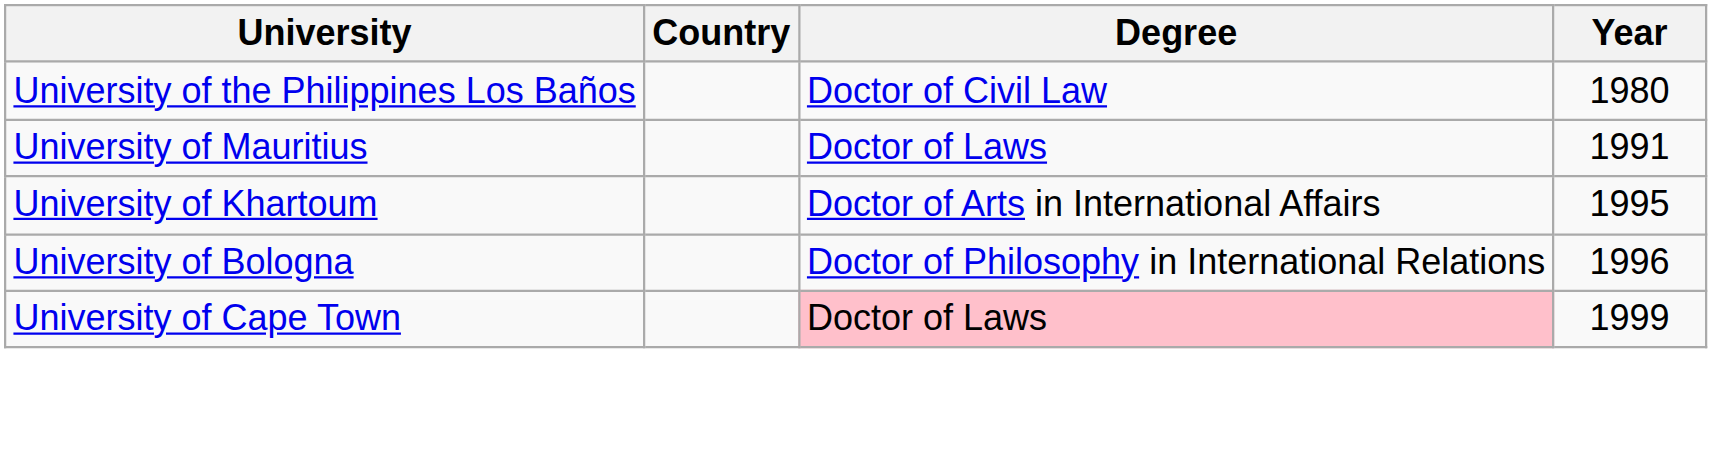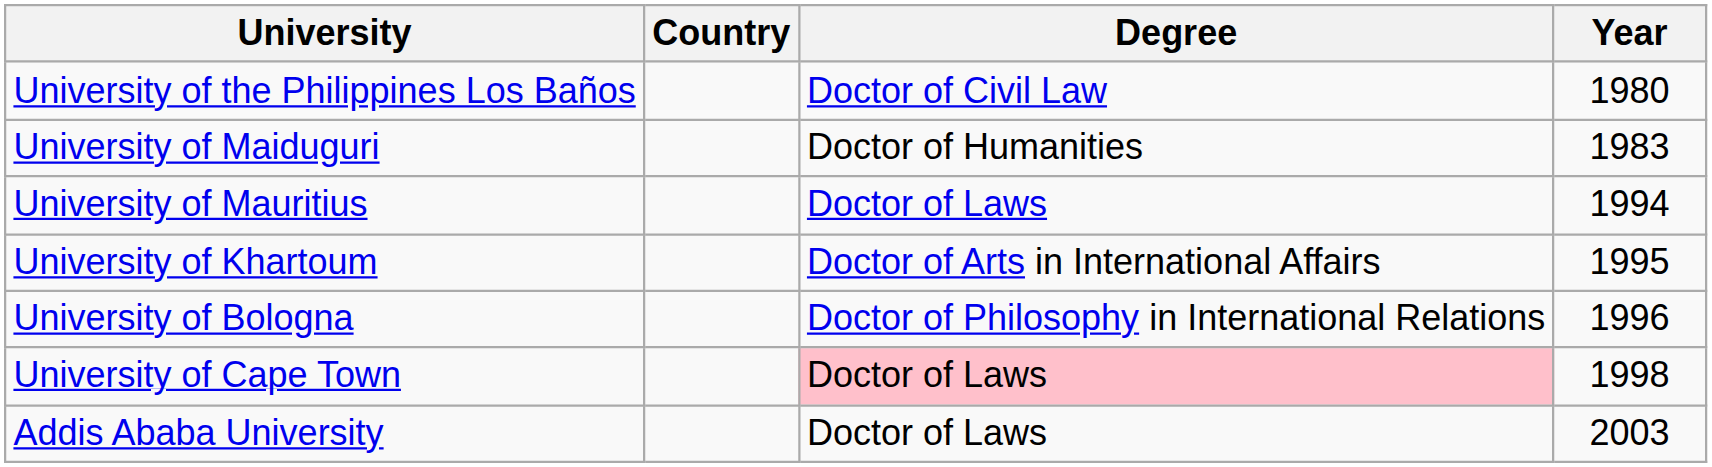+ row: (196, 147)
(1629, 147) 1991 -> (1629, 204) 1994
(1629, 318) 1999 -> (1629, 375) 1998
+ row: (199, 432)
